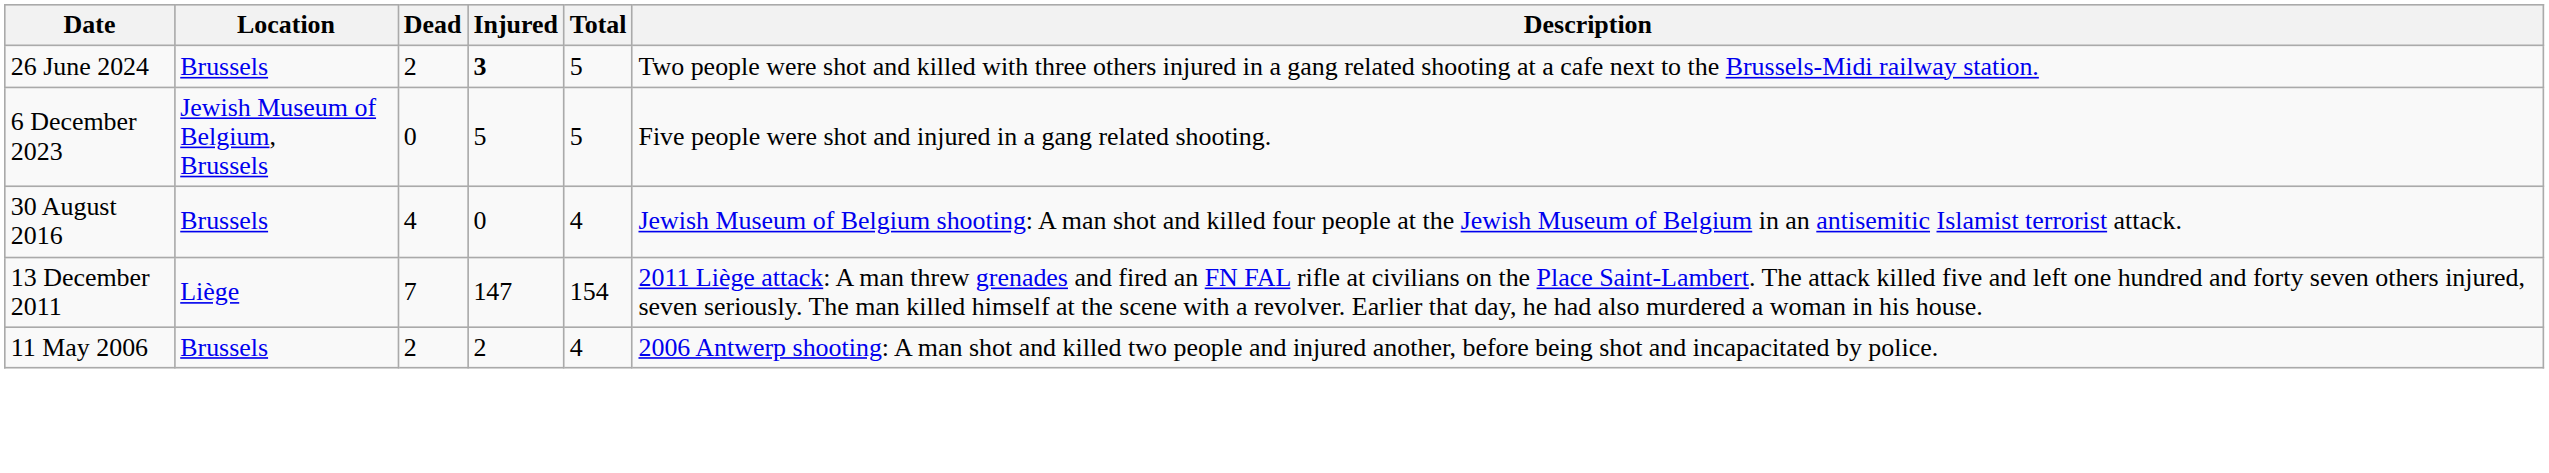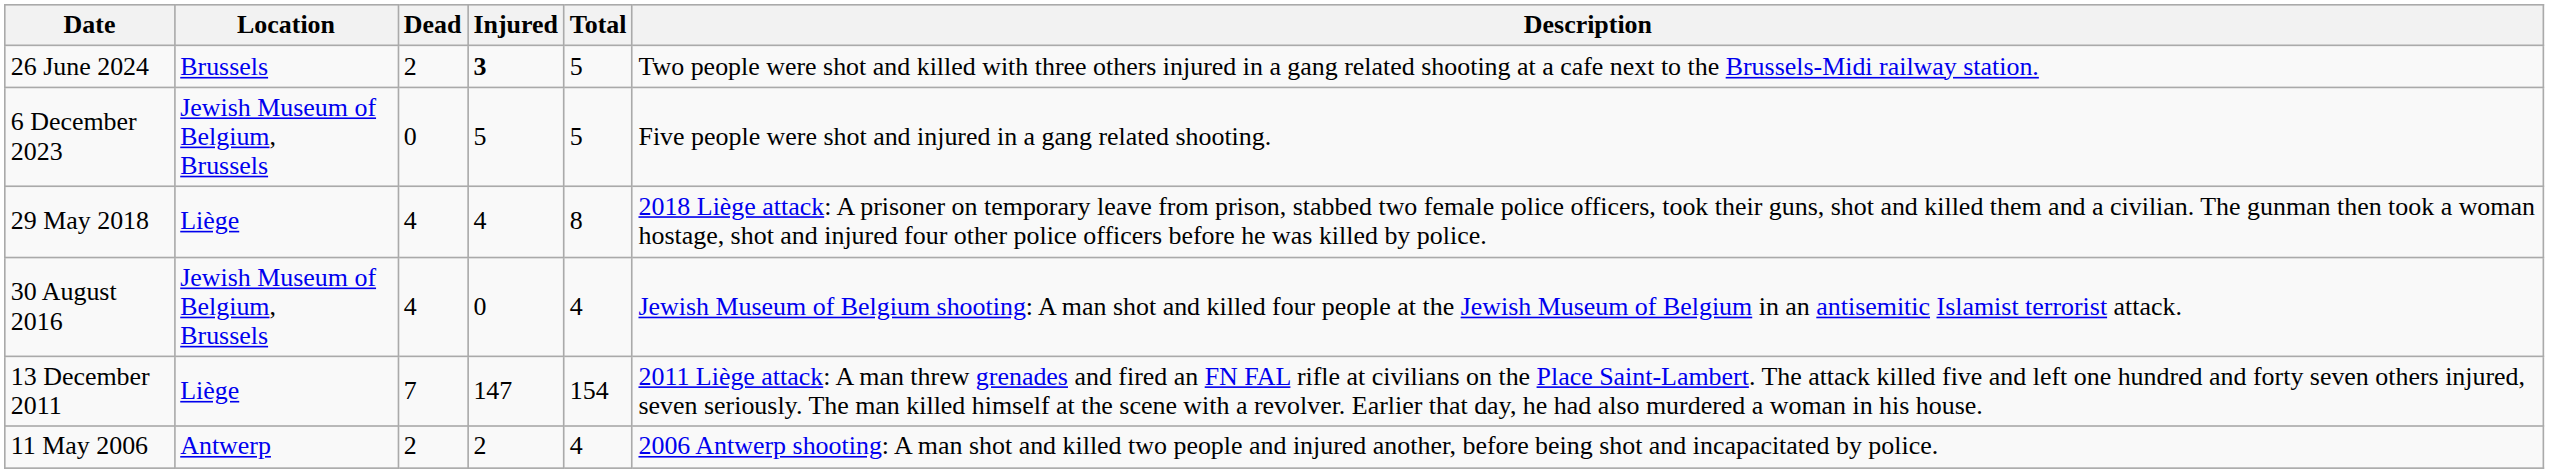+ row: (80, 221)
(224, 221) Brussels -> (278, 306) Jewish Museum of Belgium, Brussels
(224, 347) Brussels -> (226, 446) Antwerp
